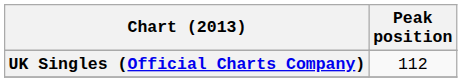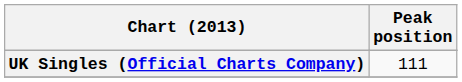(413, 64) 112 -> (413, 64) 111
